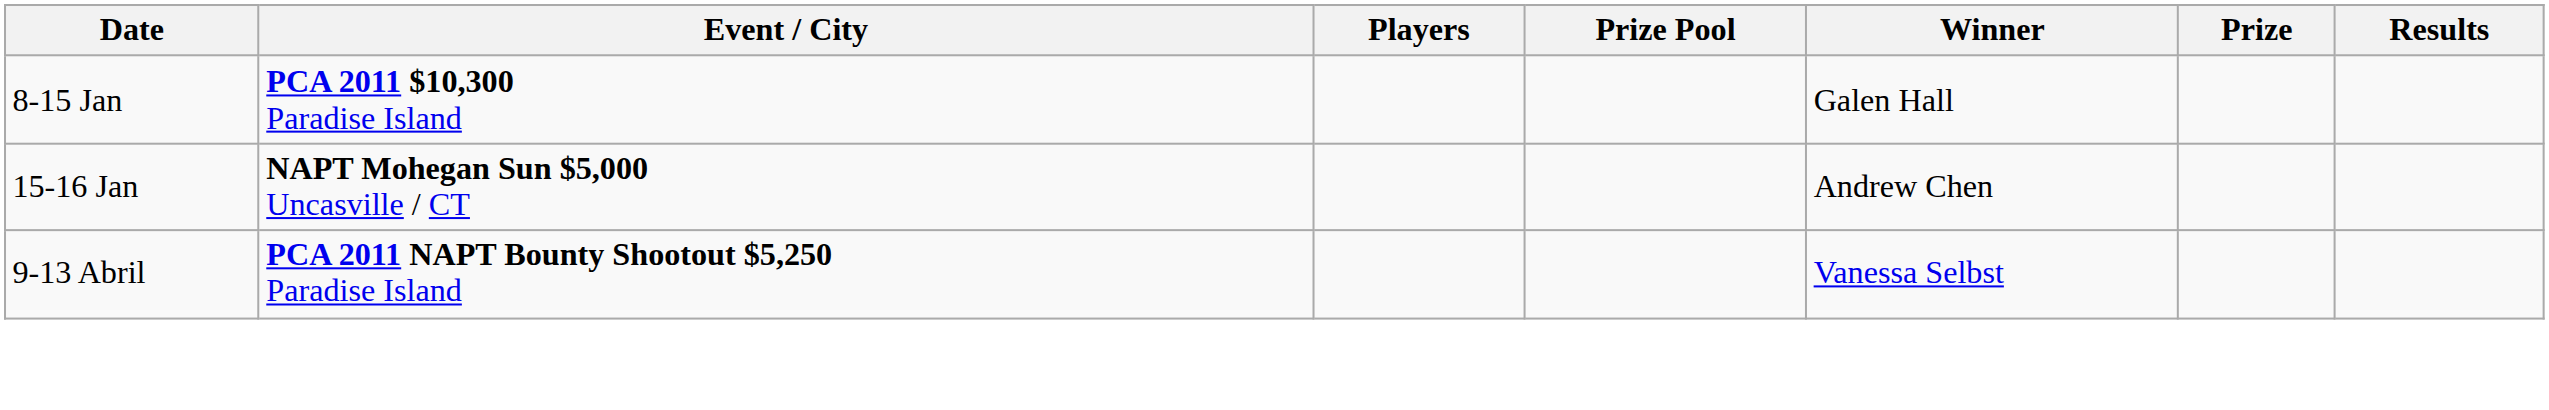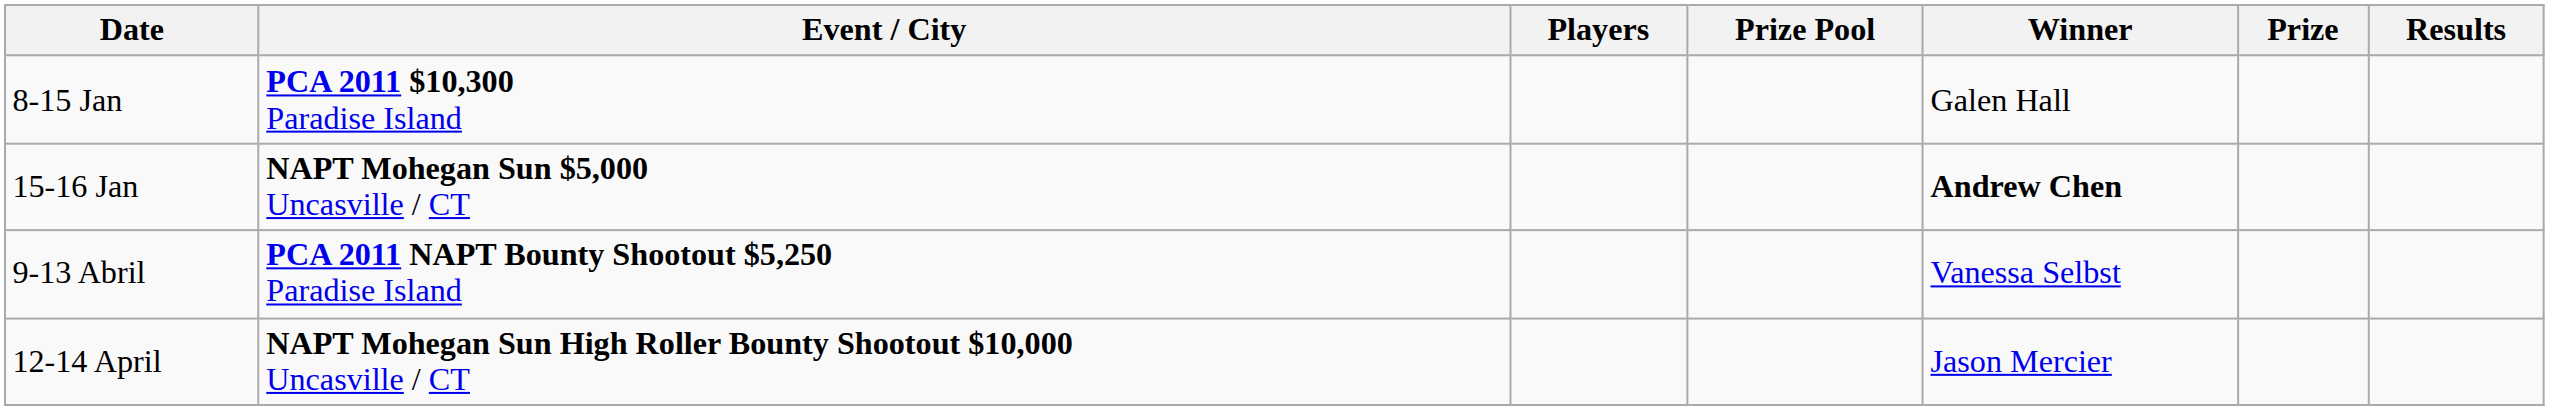(1903, 186) normal -> (2026, 186) bold
+ row: (87, 360)
